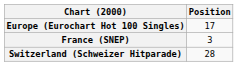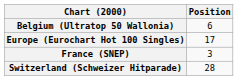+ row: (96, 26)
